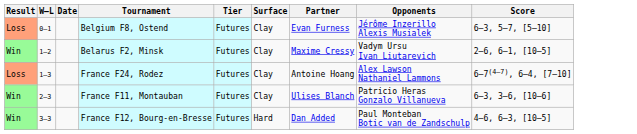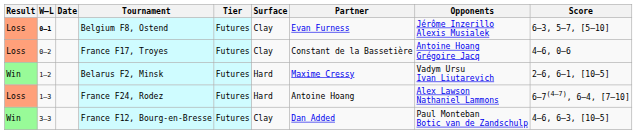(45, 29) normal -> (45, 29) bold
+ row: (125, 51)
(263, 51) Clay -> (263, 74) Hard
(263, 74) Clay -> (263, 96) Hard
- row: (132, 96)
(263, 118) Hard -> (263, 118) Clay
